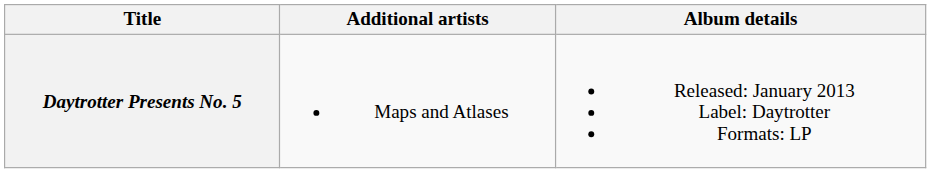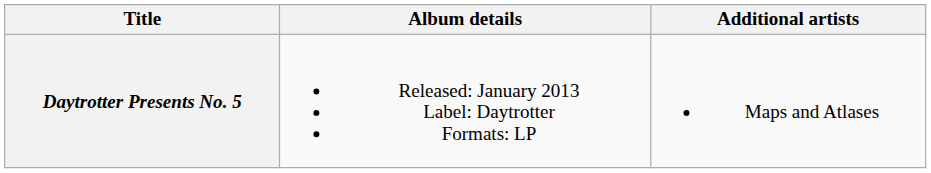columns swapped: (741, 19) <-> (418, 19)
